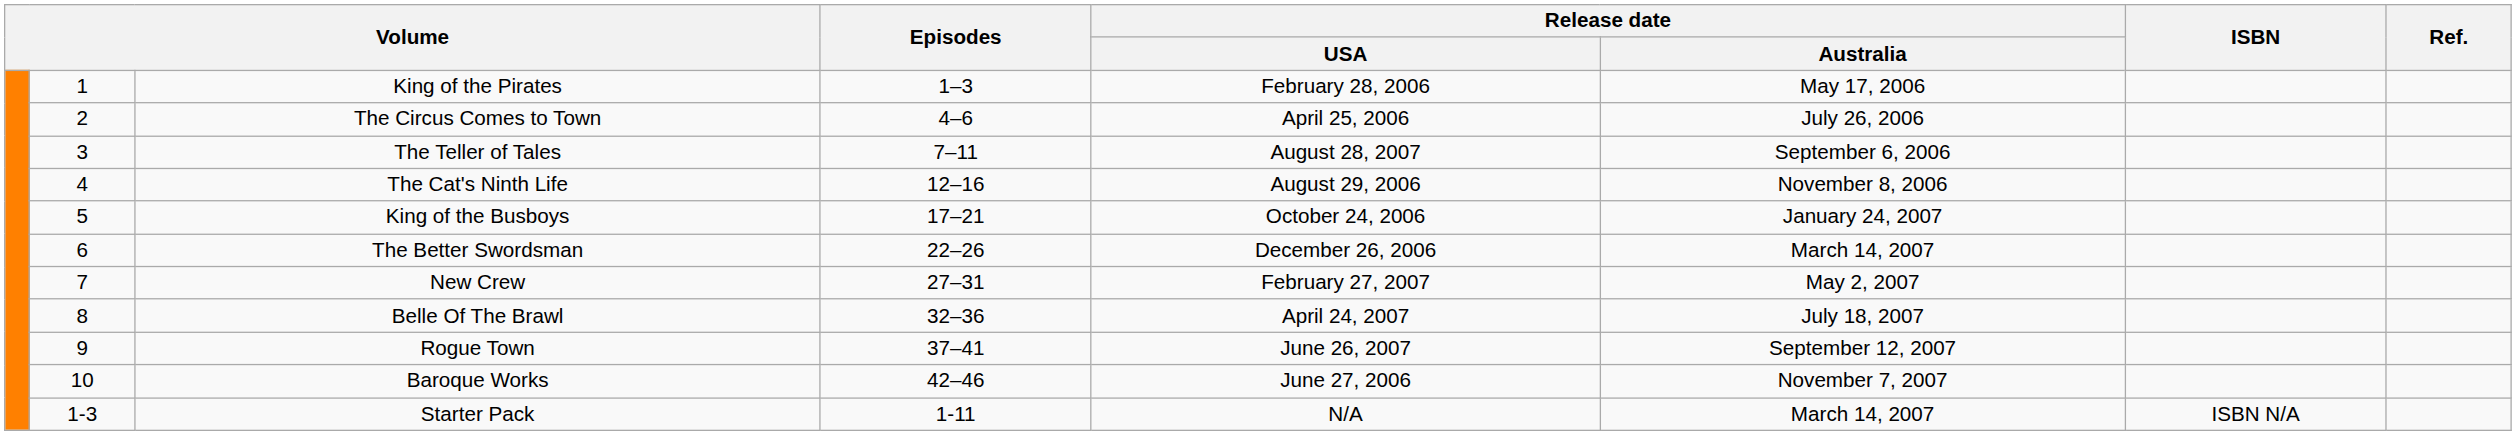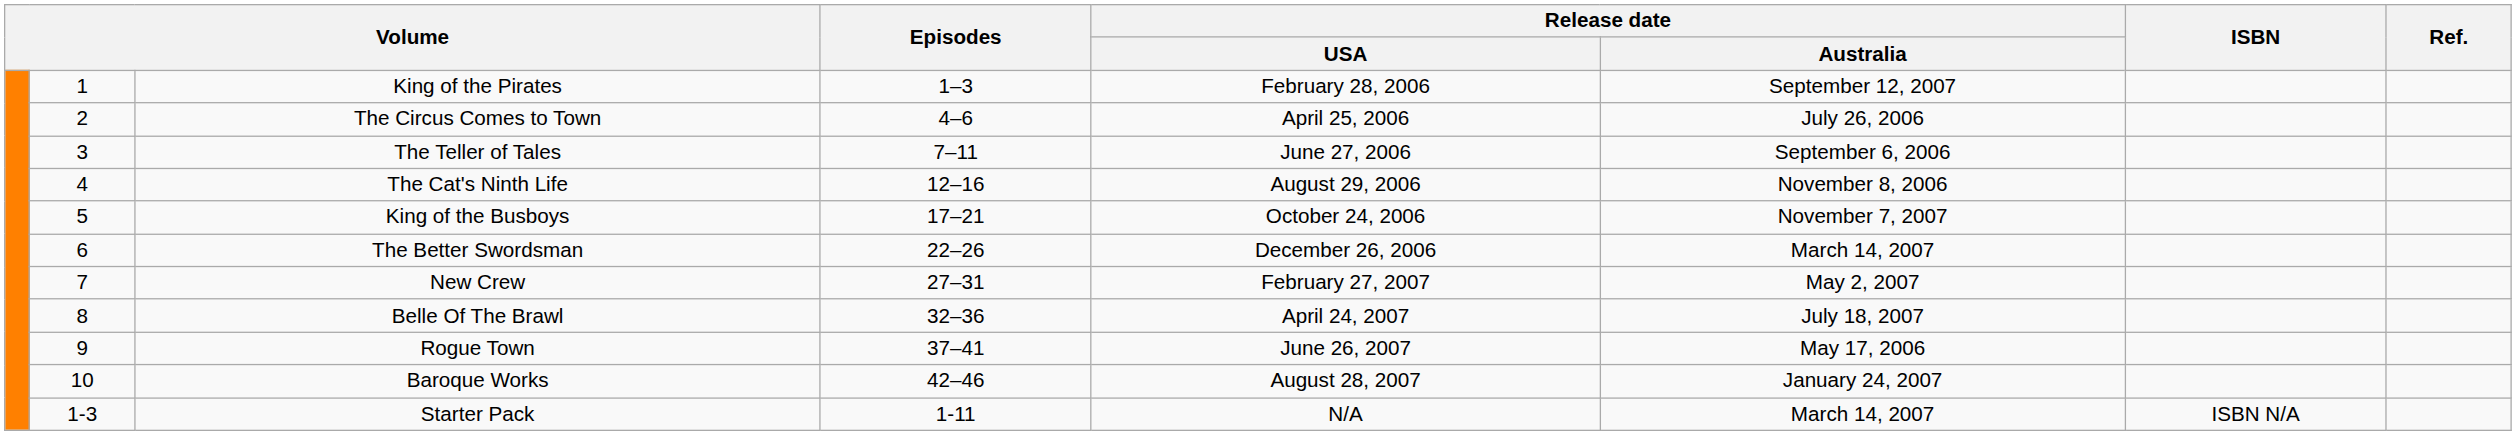(1863, 86) May 17, 2006 -> (1863, 86) September 12, 2007
(1346, 151) August 28, 2007 -> (1346, 151) June 27, 2006
(1863, 217) January 24, 2007 -> (1863, 217) November 7, 2007
(1863, 348) September 12, 2007 -> (1863, 348) May 17, 2006
(1346, 380) June 27, 2006 -> (1346, 380) August 28, 2007
(1863, 380) November 7, 2007 -> (1863, 380) January 24, 2007
